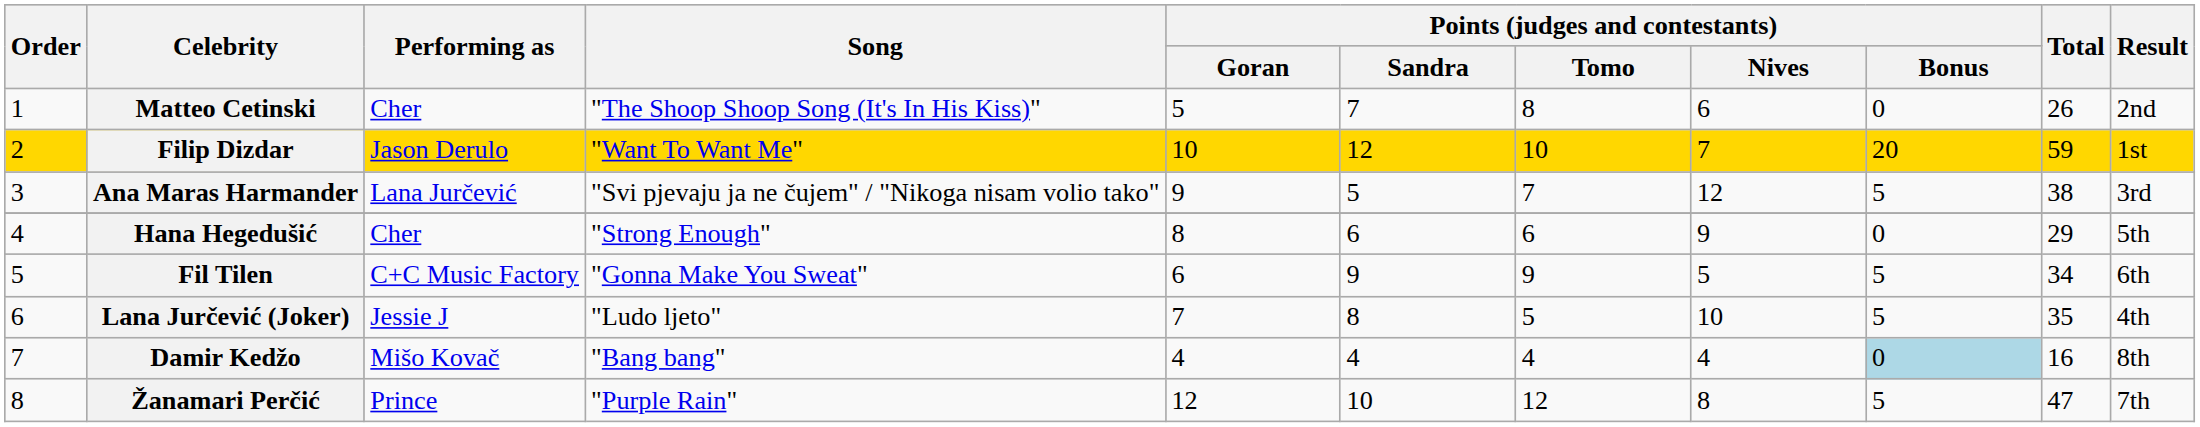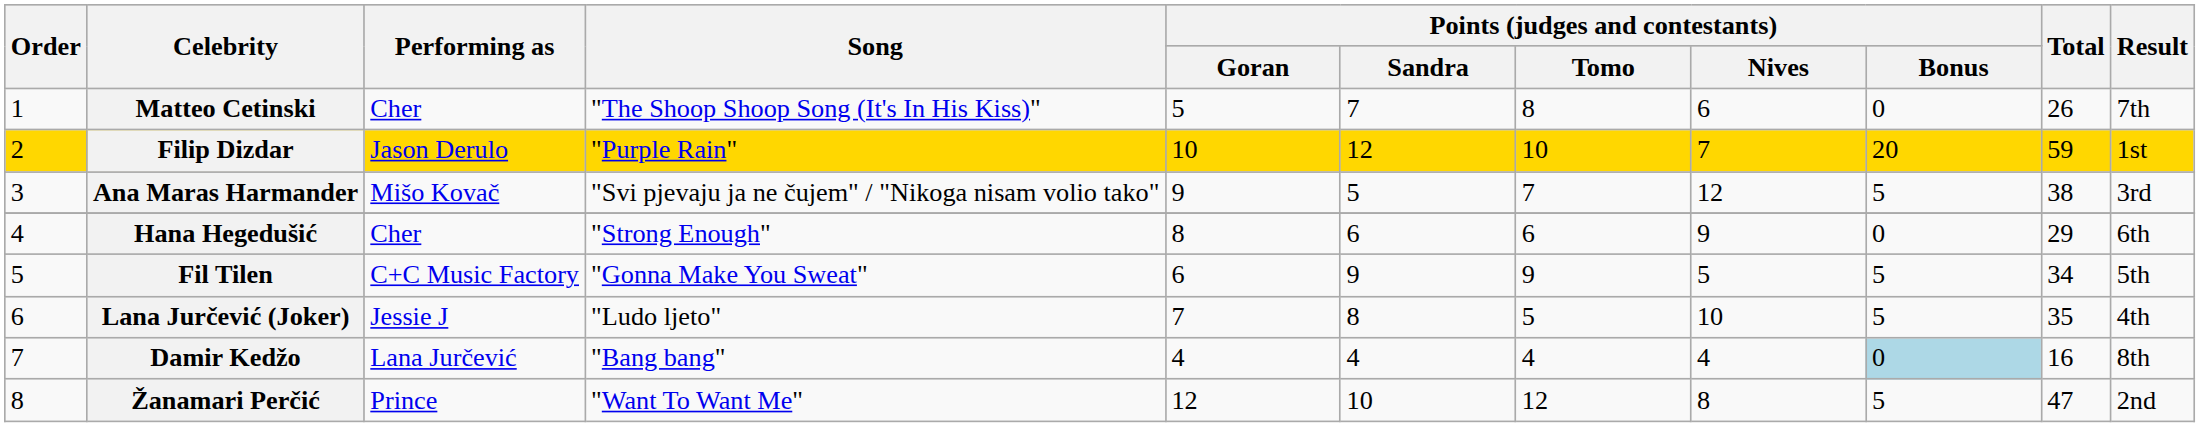(2136, 108) 2nd -> (2133, 108) 7th
(697, 150) "Want To Want Me" -> (664, 150) "Purple Rain"
(444, 191) Lana Jurčević -> (435, 191) Mišo Kovač
(2133, 233) 5th -> (2133, 233) 6th
(2133, 274) 6th -> (2133, 274) 5th
(435, 358) Mišo Kovač -> (444, 358) Lana Jurčević
(664, 399) "Purple Rain" -> (697, 399) "Want To Want Me"
(2133, 399) 7th -> (2136, 399) 2nd
